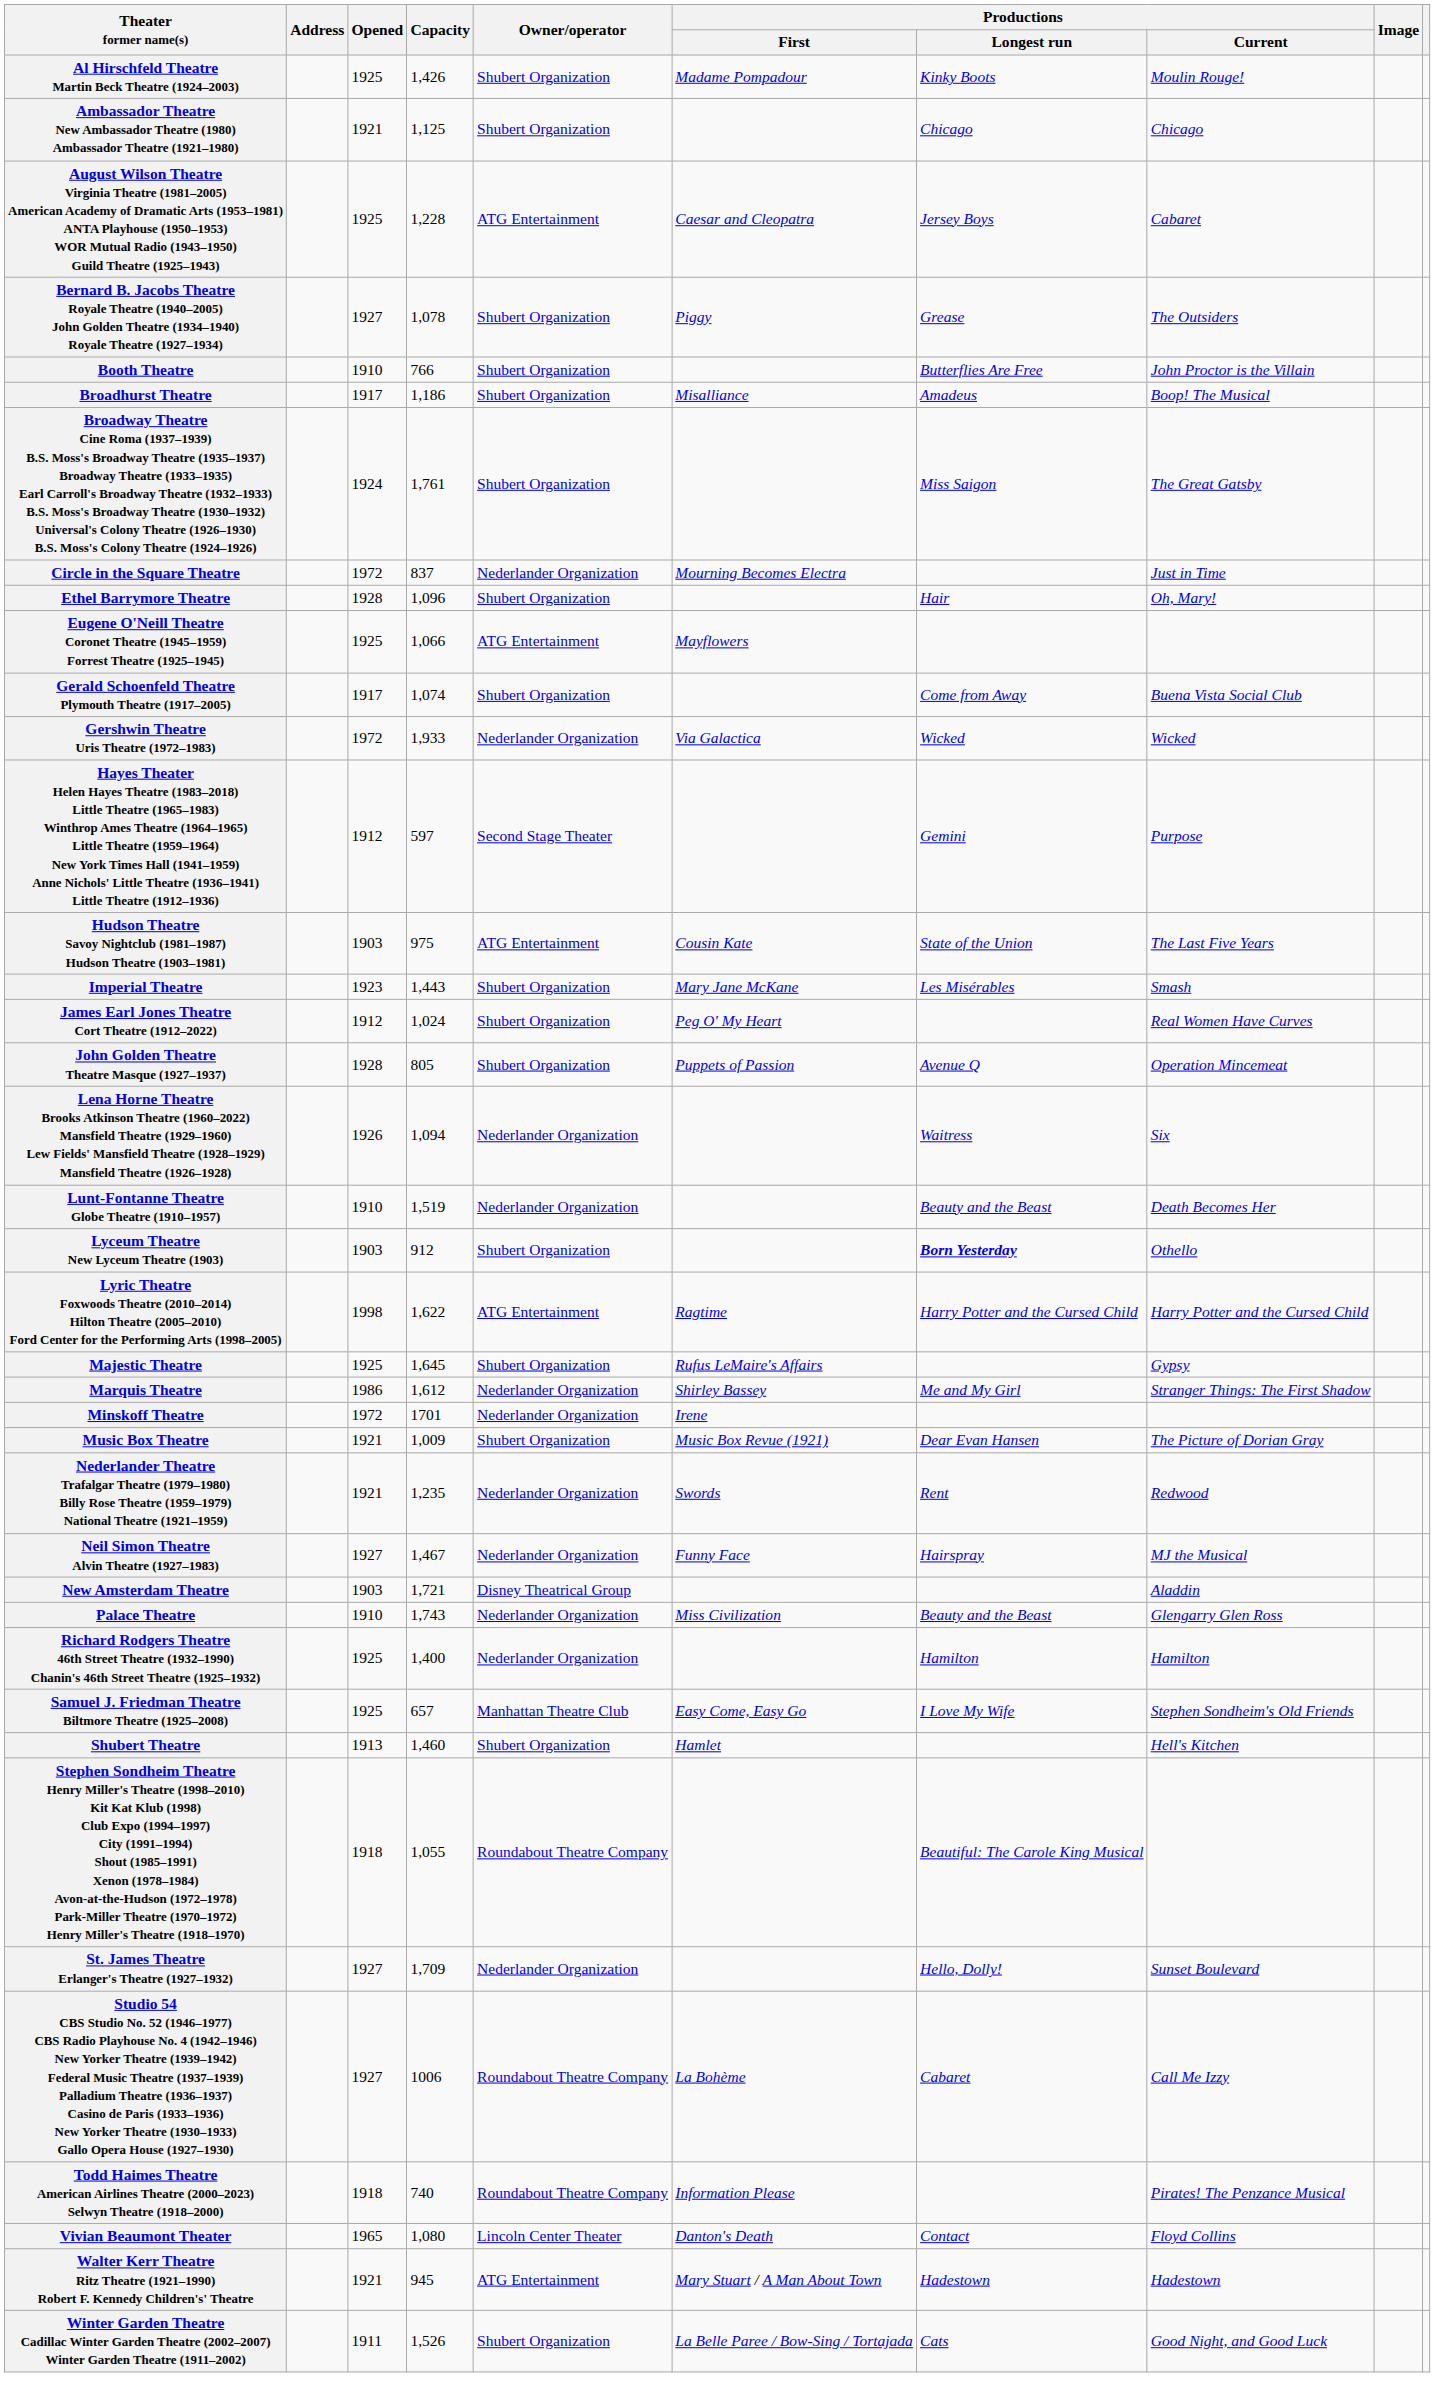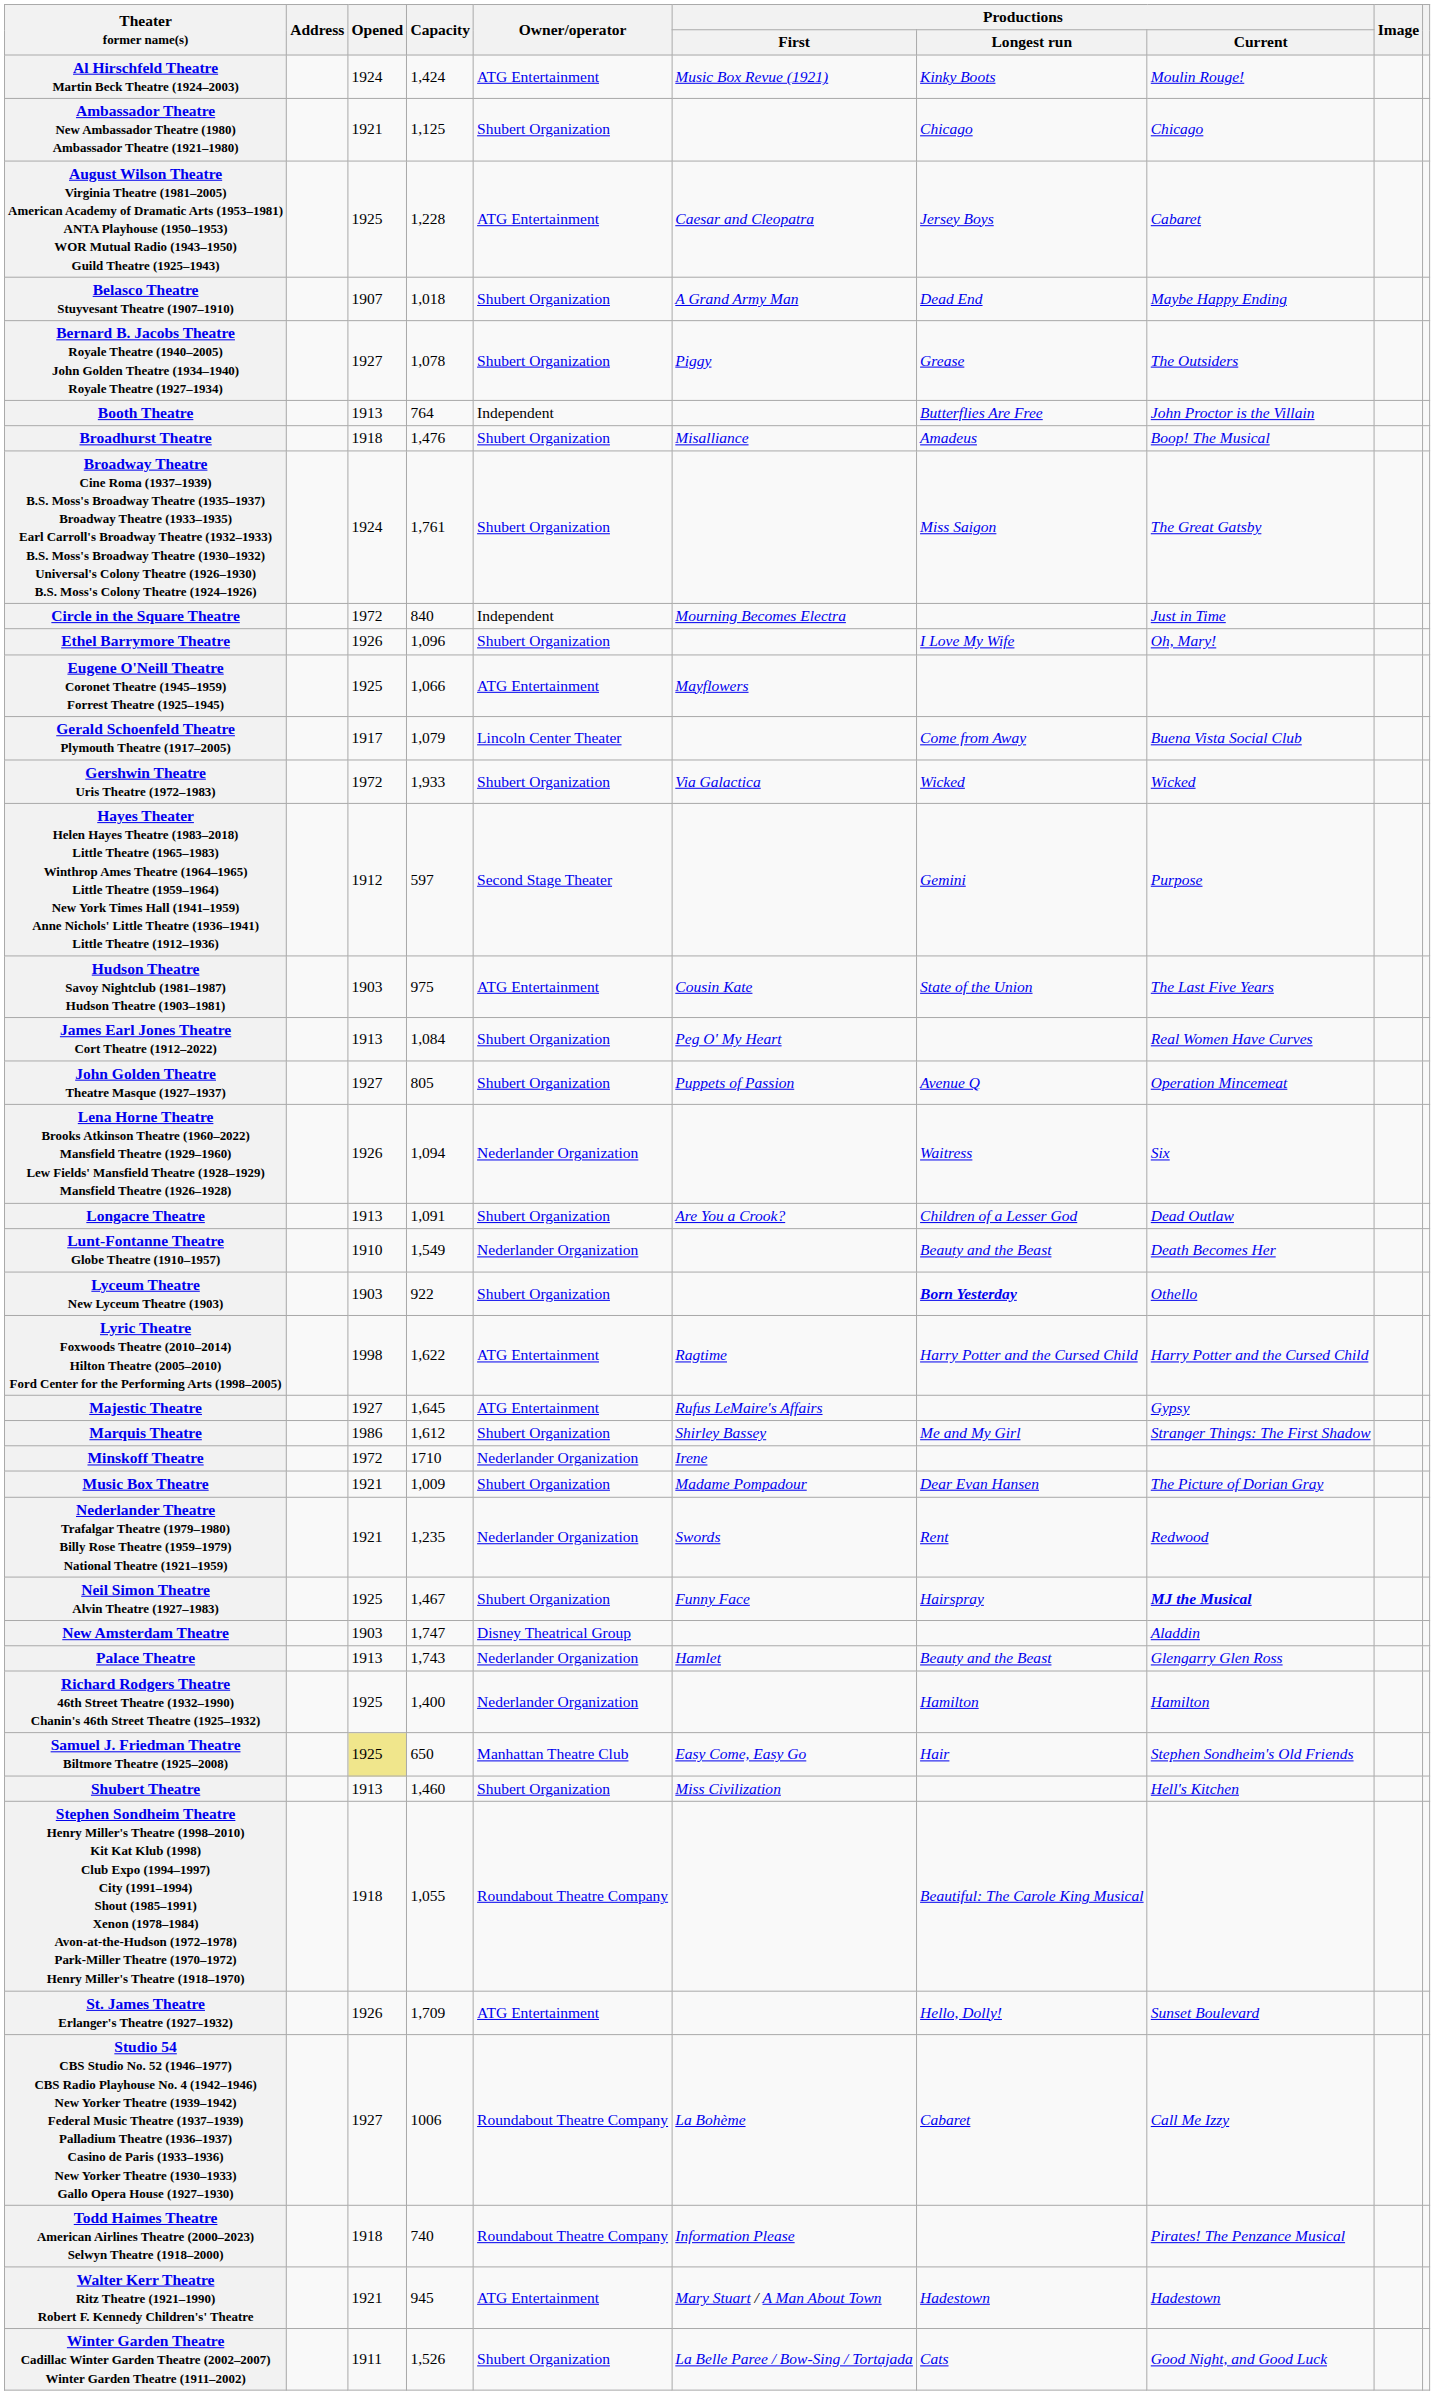(367, 77) 1925 -> (367, 77) 1924
(428, 77) 1,426 -> (428, 77) 1,424
(544, 77) Shubert Organization -> (538, 77) ATG Entertainment
(741, 77) Madame Pompadour -> (752, 77) Music Box Revue (1921)
+ row: (146, 298)
(367, 369) 1910 -> (367, 413) 1913
(422, 369) 766 -> (422, 413) 764
(544, 369) Shubert Organization -> (515, 413) Independent
(367, 395) 1917 -> (367, 438) 1918
(428, 395) 1,186 -> (428, 438) 1,476
(422, 573) 837 -> (422, 616) 840
(558, 573) Nederlander Organization -> (515, 616) Independent
(367, 598) 1928 -> (367, 642) 1926
(935, 598) Hair -> (967, 642) I Love My Wife
(428, 694) 1,074 -> (428, 738) 1,079
(544, 694) Shubert Organization -> (549, 738) Lincoln Center Theater
(558, 738) Nederlander Organization -> (544, 781) Shubert Organization
- row: (146, 987)
(367, 1021) 1912 -> (367, 1039) 1913
(428, 1021) 1,024 -> (428, 1039) 1,084
(367, 1065) 1928 -> (367, 1083) 1927
+ row: (146, 1215)
(428, 1206) 1,519 -> (428, 1250) 1,549
(422, 1250) 912 -> (422, 1293) 922
(367, 1364) 1925 -> (367, 1408) 1927
(544, 1364) Shubert Organization -> (538, 1408) ATG Entertainment
(558, 1390) Nederlander Organization -> (544, 1433) Shubert Organization
(426, 1415) 1701 -> (426, 1459) 1710
(752, 1440) Music Box Revue (1921) -> (741, 1484) Madame Pompadour
(367, 1555) 1927 -> (367, 1598) 1925
(558, 1555) Nederlander Organization -> (544, 1598) Shubert Organization
(1199, 1555) normal -> (1201, 1598) bold
(428, 1589) 1,721 -> (428, 1633) 1,747
(367, 1615) 1910 -> (367, 1658) 1913
(728, 1615) Miss Civilization -> (698, 1658) Hamlet
(367, 1711) no background -> (367, 1754) khaki background
(422, 1711) 657 -> (422, 1754) 650
(967, 1711) I Love My Wife -> (935, 1754) Hair
(698, 1745) Hamlet -> (728, 1789) Miss Civilization
(367, 1969) 1927 -> (367, 2012) 1926
(558, 1969) Nederlander Organization -> (538, 2012) ATG Entertainment
- row: (146, 2236)
